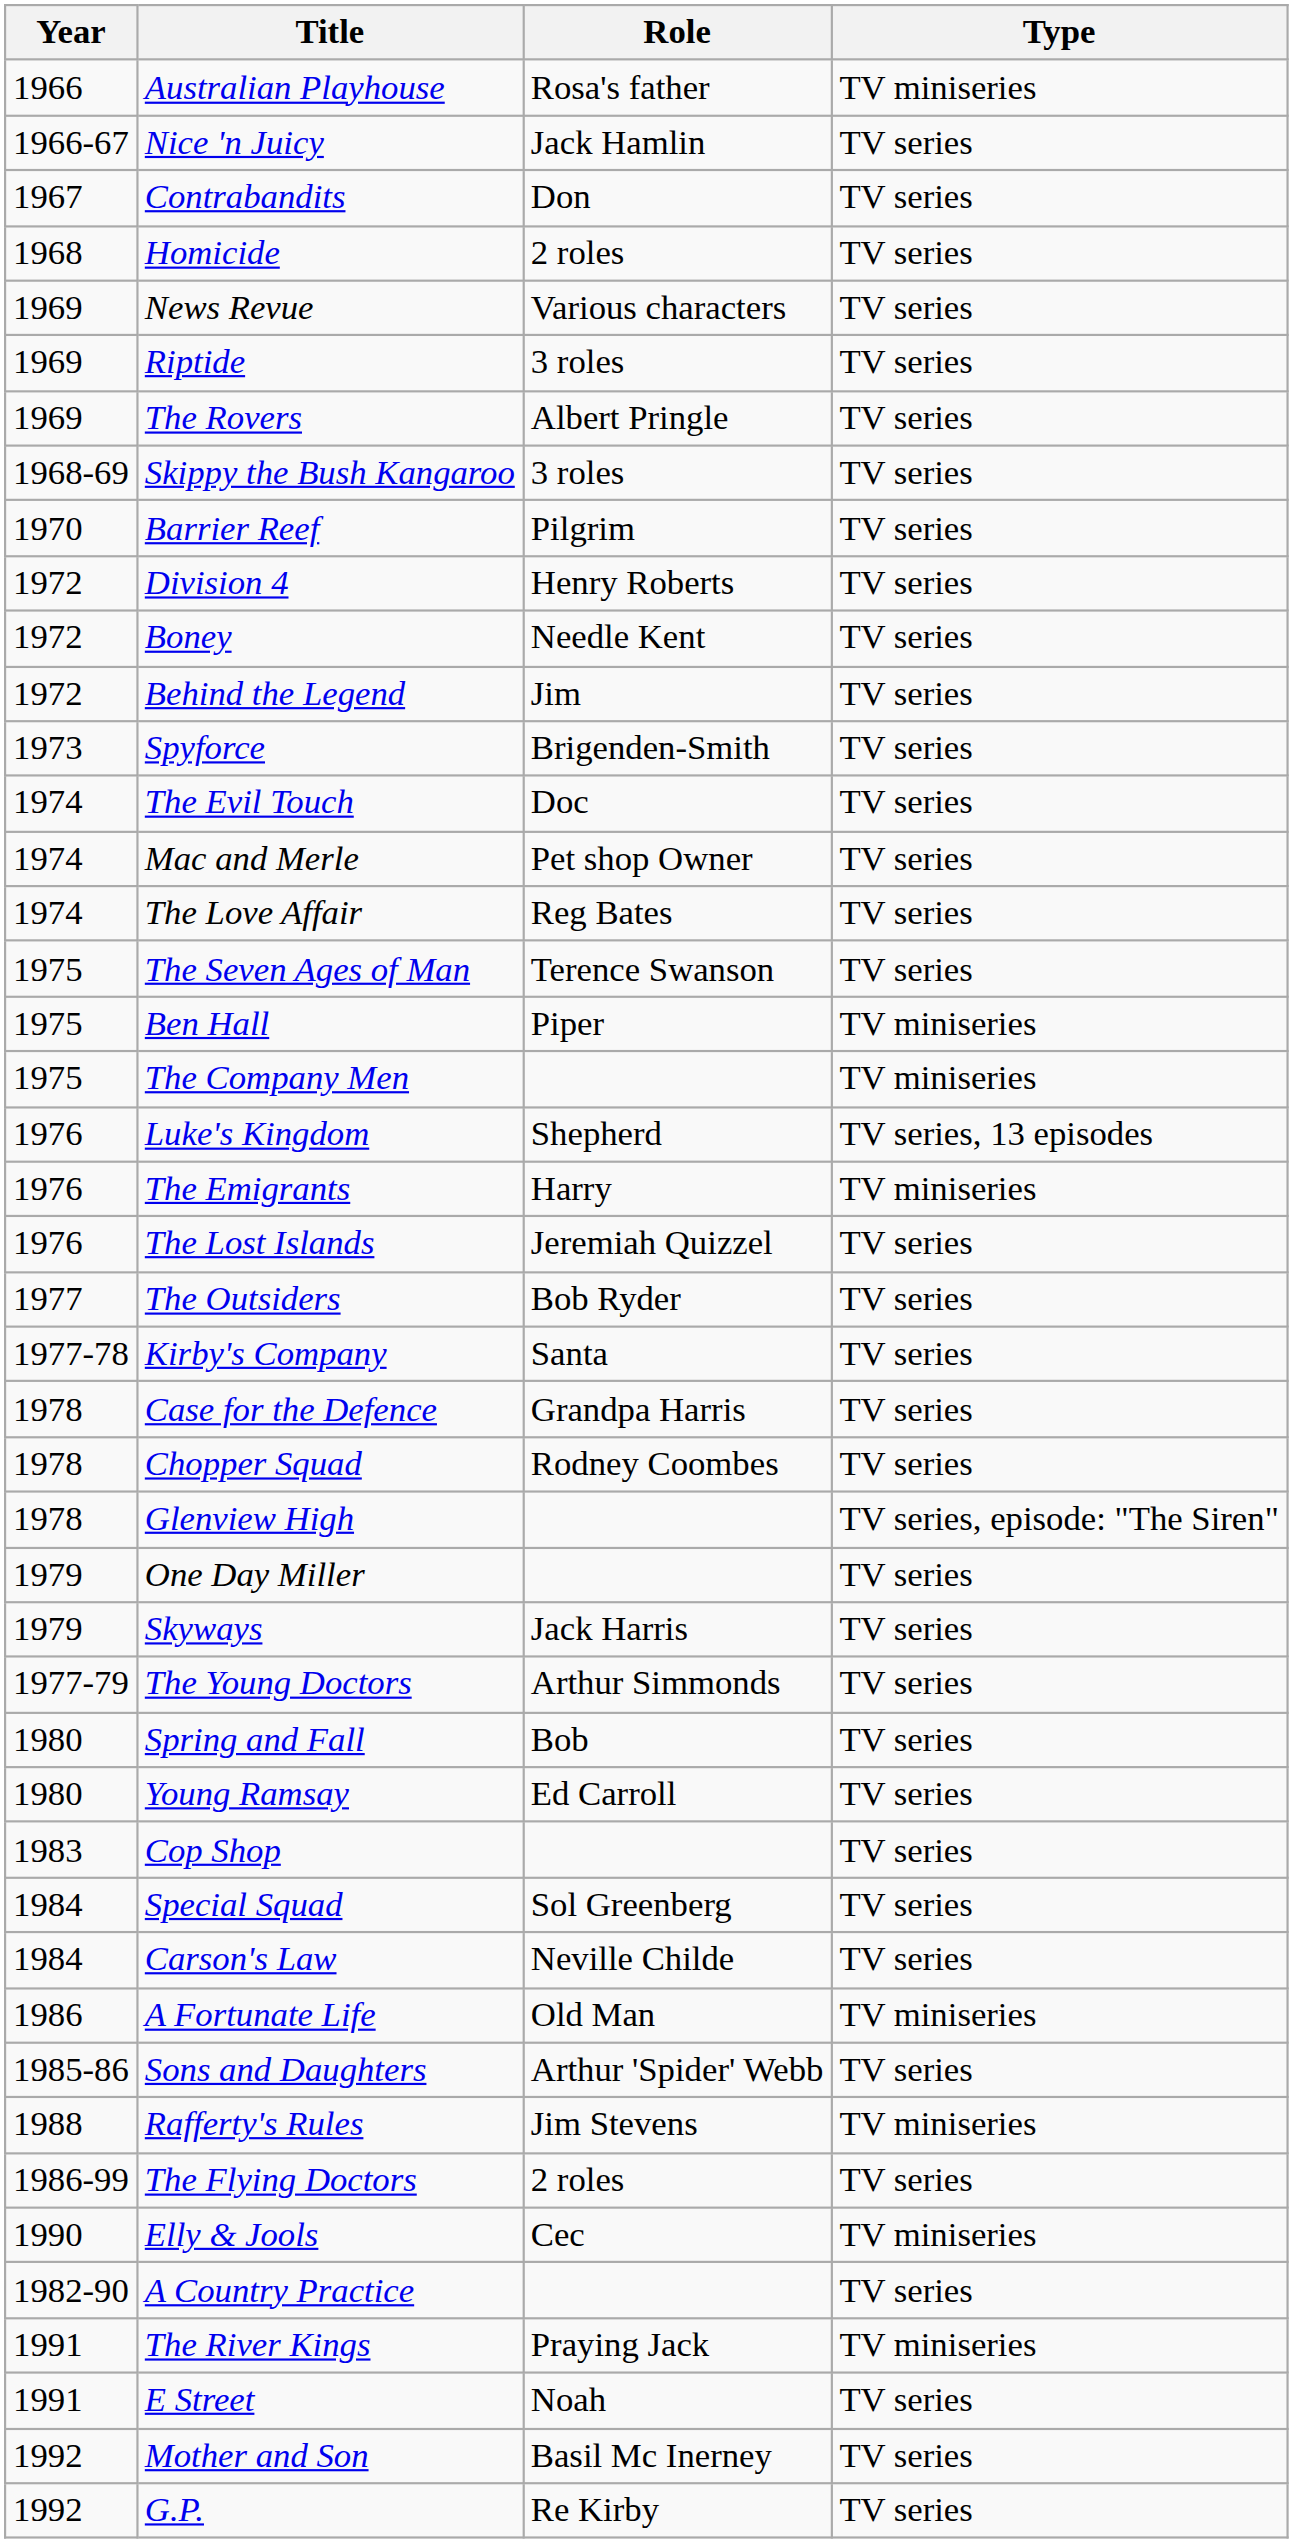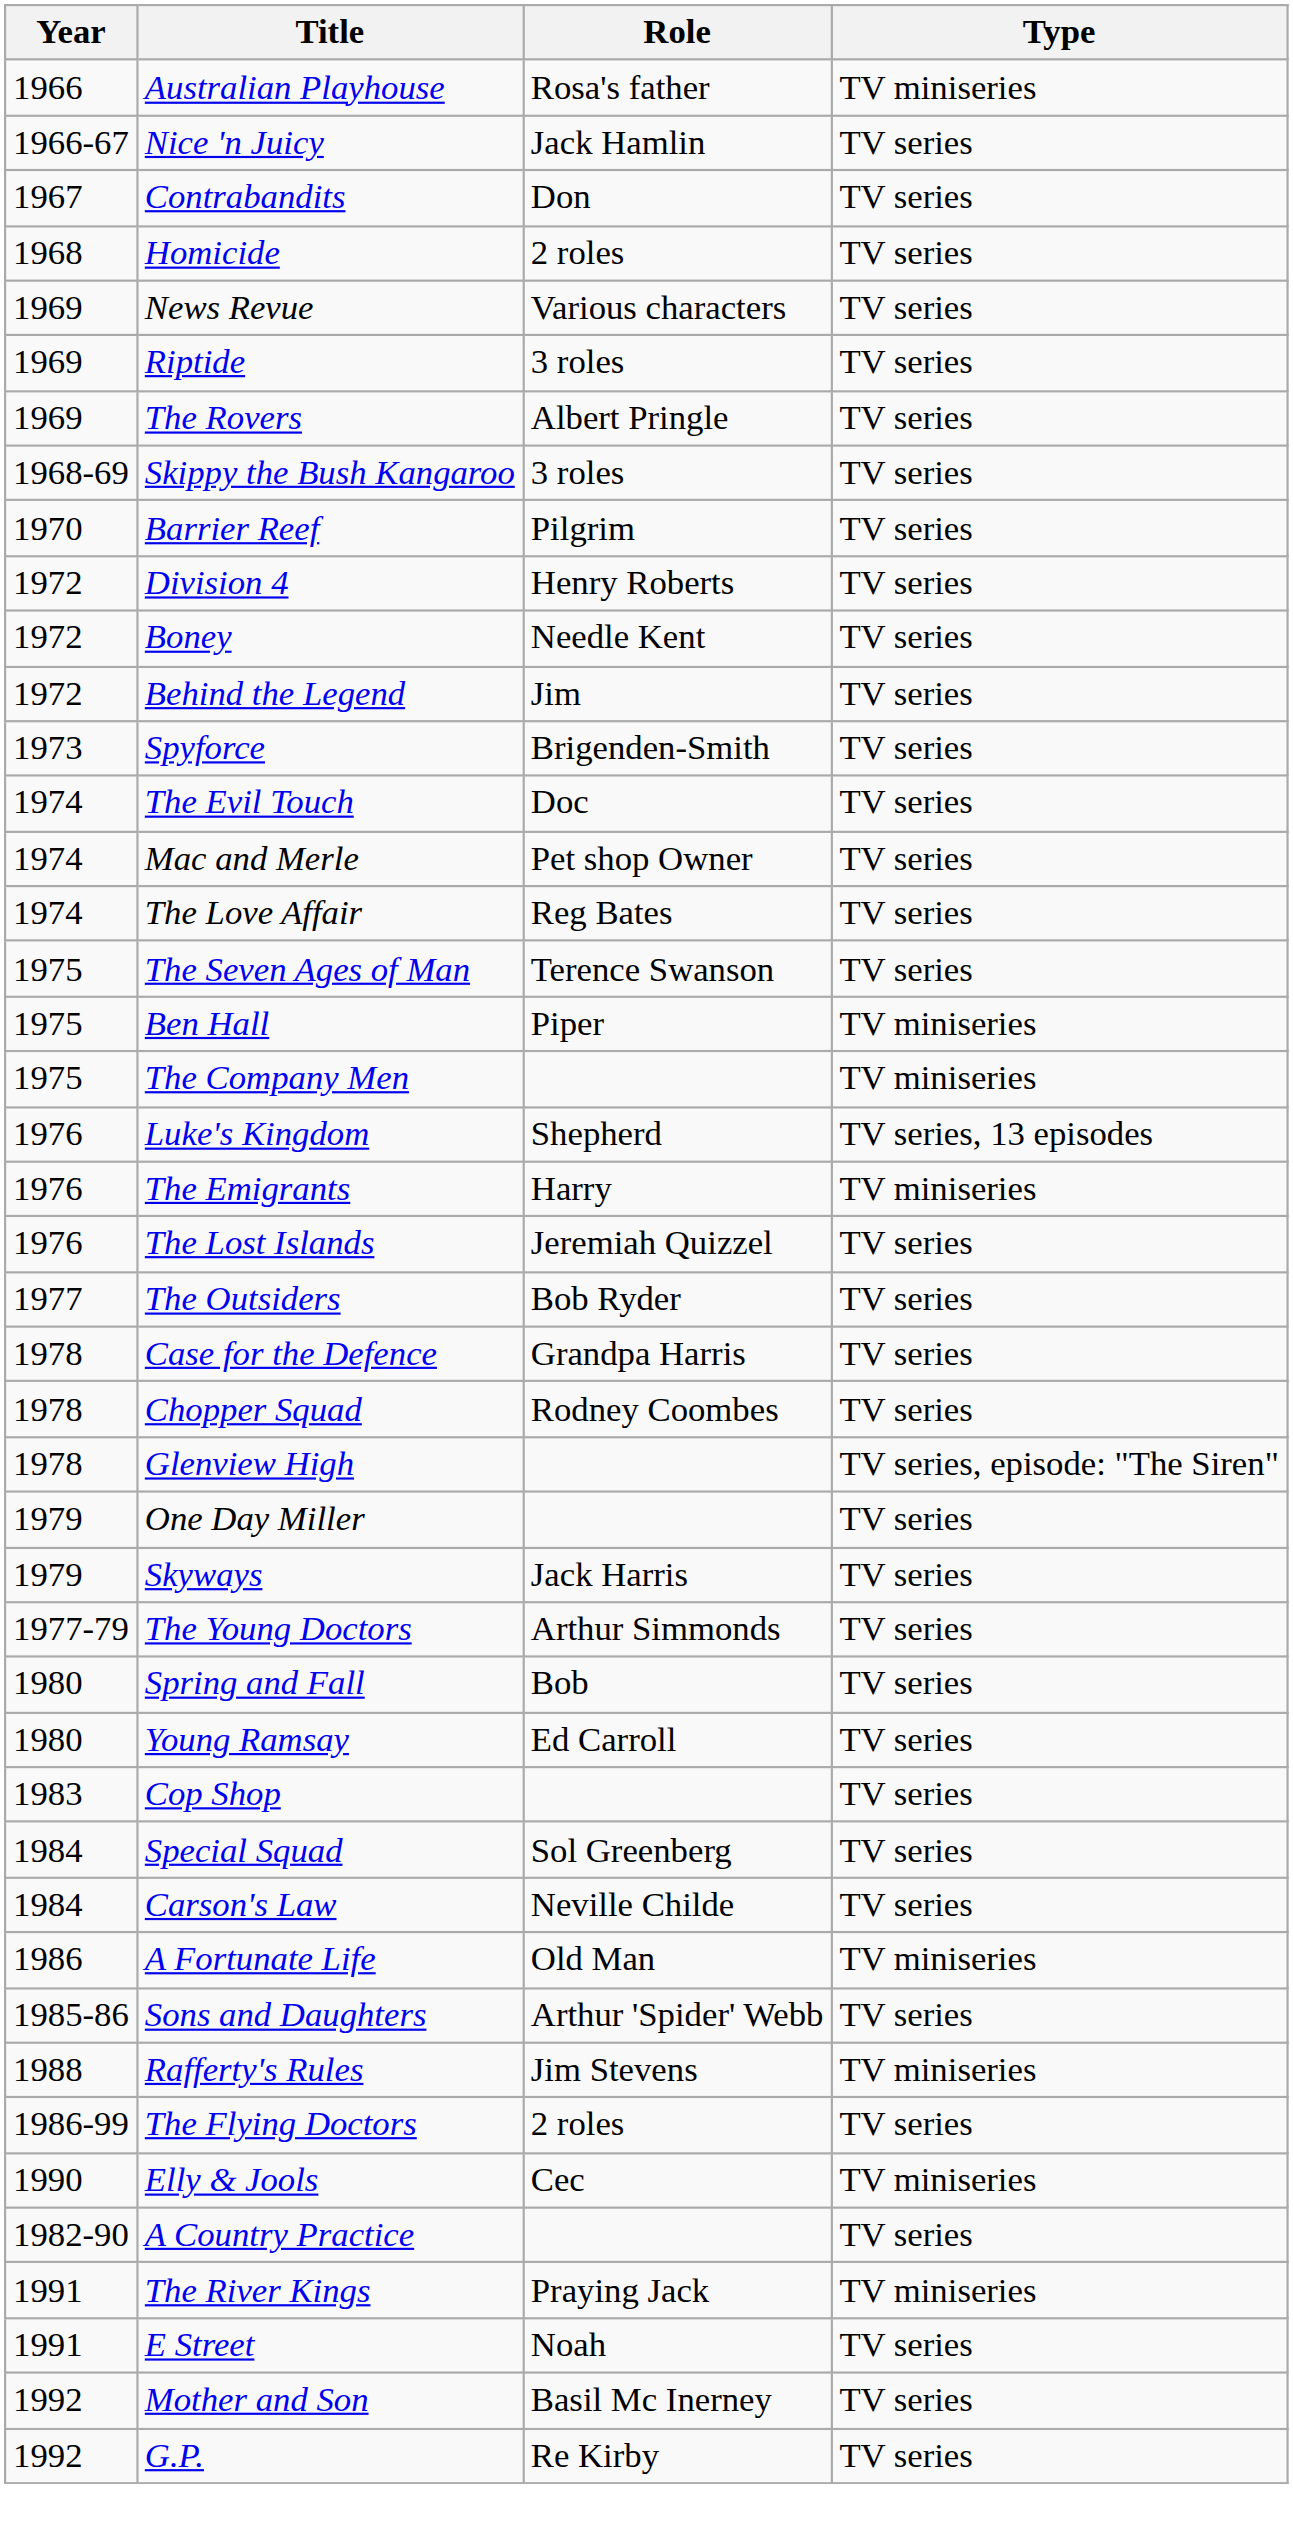- row: (266, 1353)
